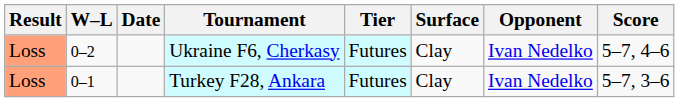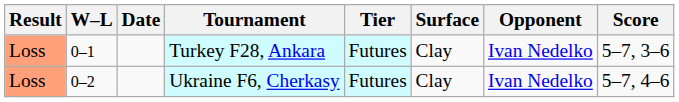rows swapped: (247, 81) <-> (254, 50)
